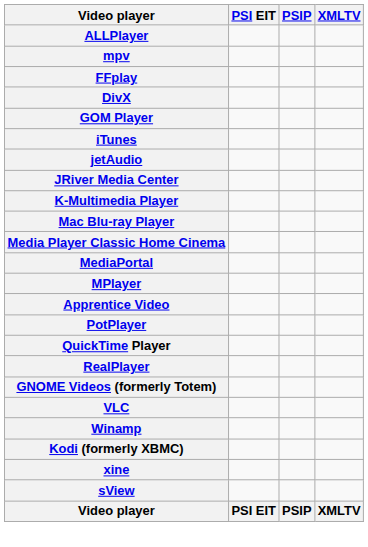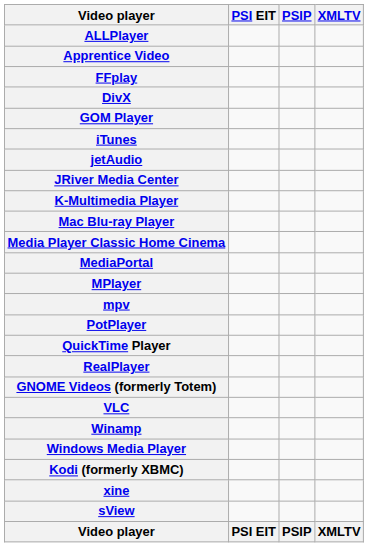rows swapped: (116, 305) <-> (116, 56)
+ row: (116, 449)
